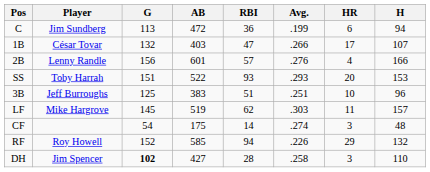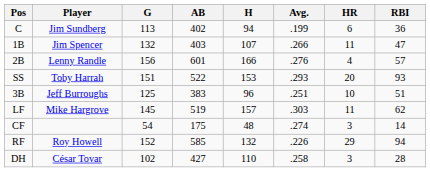columns swapped: (400, 12) <-> (249, 12)
(198, 28) 472 -> (198, 28) 402
(77, 45) César Tovar -> (77, 45) Jim Spencer
(350, 45) 17 -> (350, 45) 11
(77, 158) Jim Spencer -> (77, 158) César Tovar
(147, 158) bold -> (147, 158) normal
